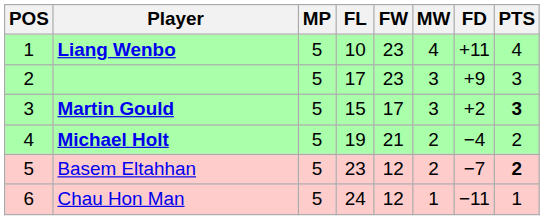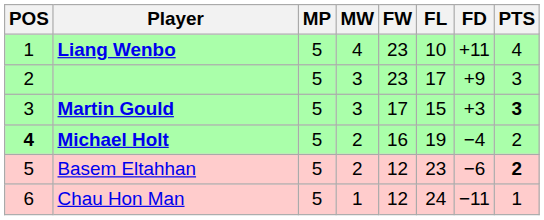columns swapped: (434, 19) <-> (355, 19)
(474, 109) +2 -> (474, 109) +3
(29, 139) normal -> (29, 139) bold
(393, 139) 21 -> (397, 139) 16
(474, 169) −7 -> (474, 169) −6
